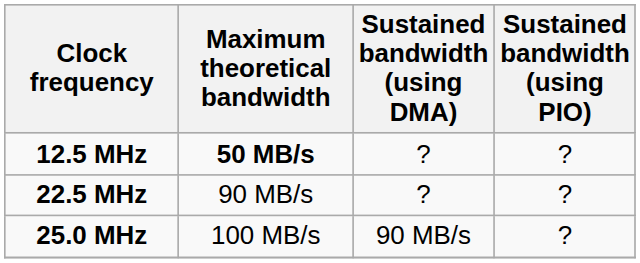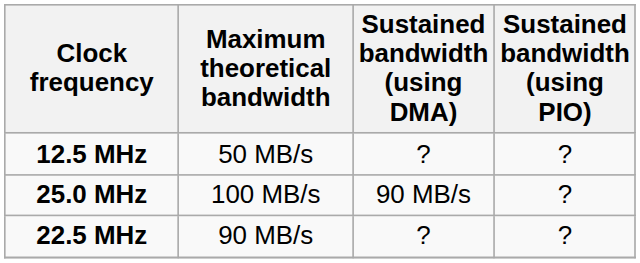(266, 153) bold -> (266, 153) normal
rows swapped: (92, 194) <-> (92, 235)
